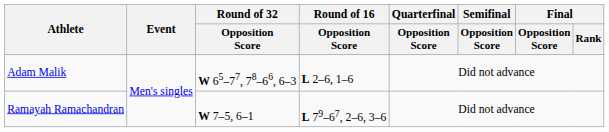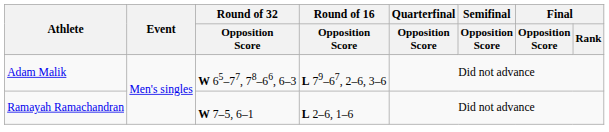(328, 80) L 2–6, 1–6 -> (344, 80) L 79–67, 2–6, 3–6
(344, 116) L 79–67, 2–6, 3–6 -> (328, 114) L 2–6, 1–6
